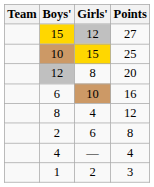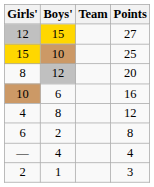columns swapped: (22, 14) <-> (93, 14)
